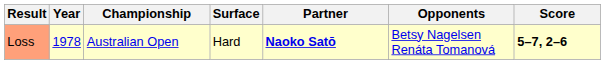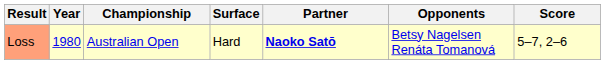(67, 42) 1978 -> (67, 42) 1980
(542, 42) bold -> (542, 42) normal
